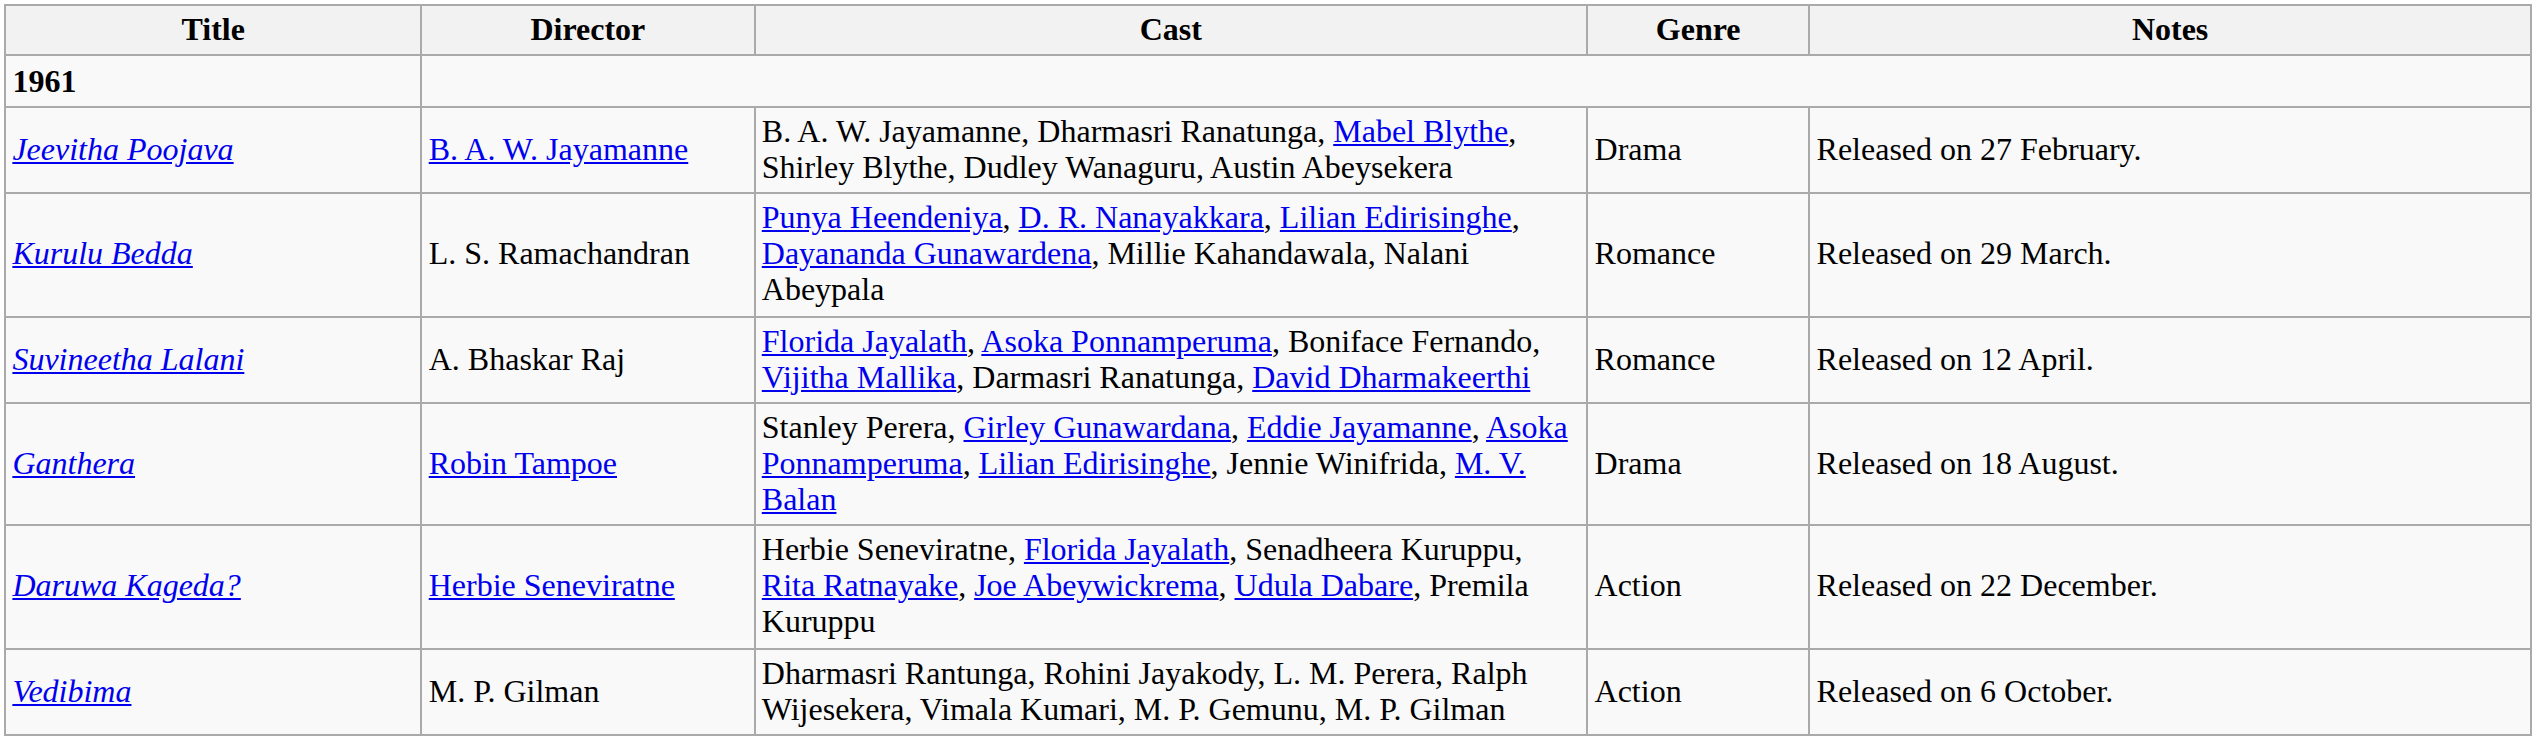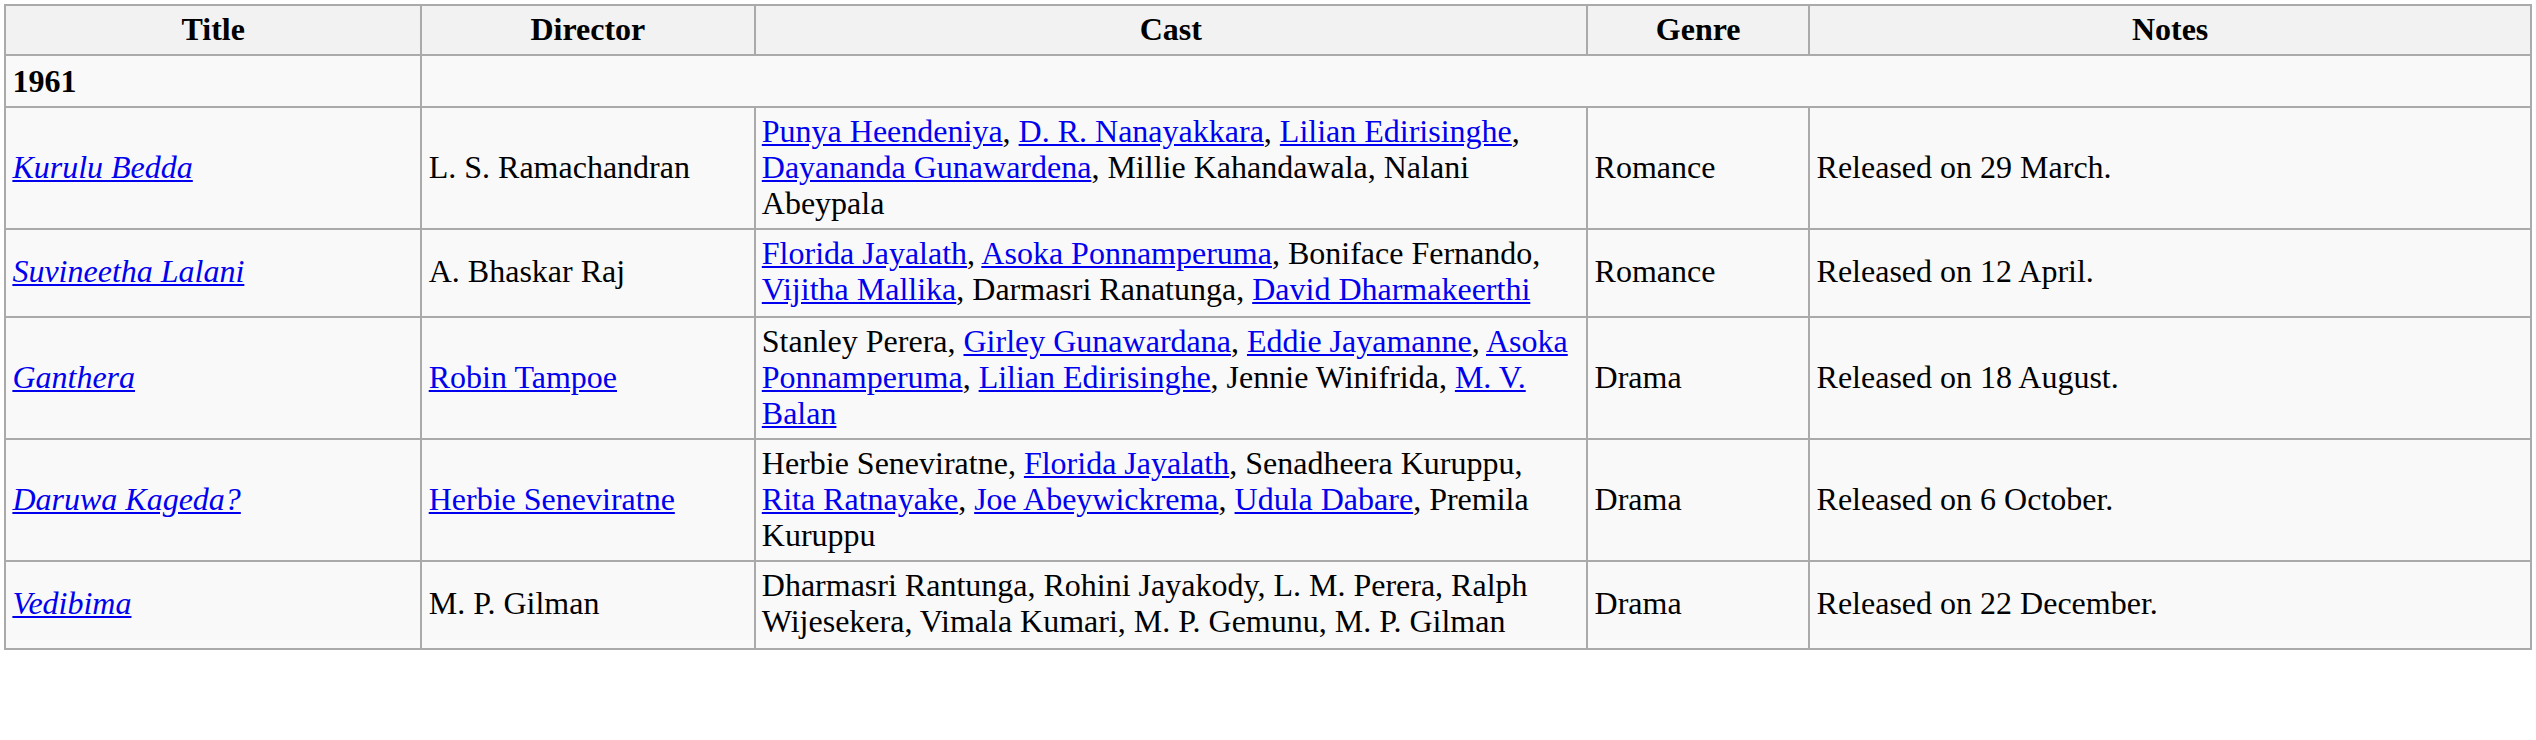- row: (123, 149)
(1638, 586) Action -> (1638, 499) Drama
(1987, 586) Released on 22 December. -> (1965, 499) Released on 6 October.
(1638, 691) Action -> (1638, 604) Drama
(1965, 691) Released on 6 October. -> (1987, 604) Released on 22 December.
